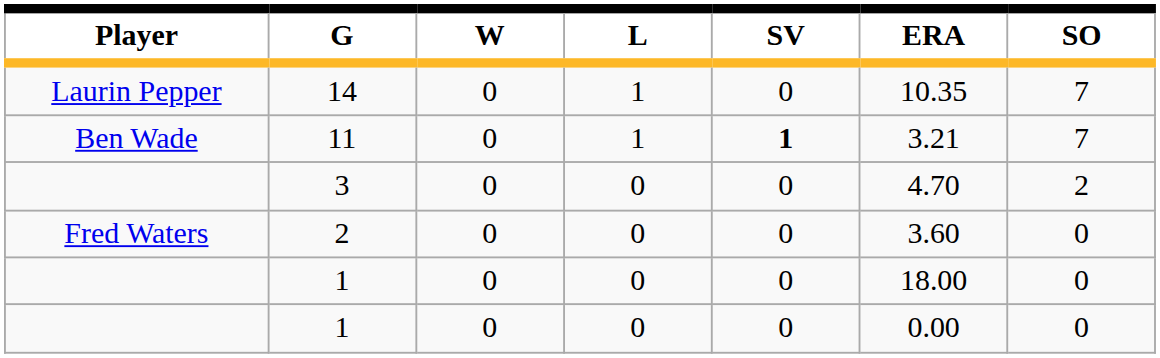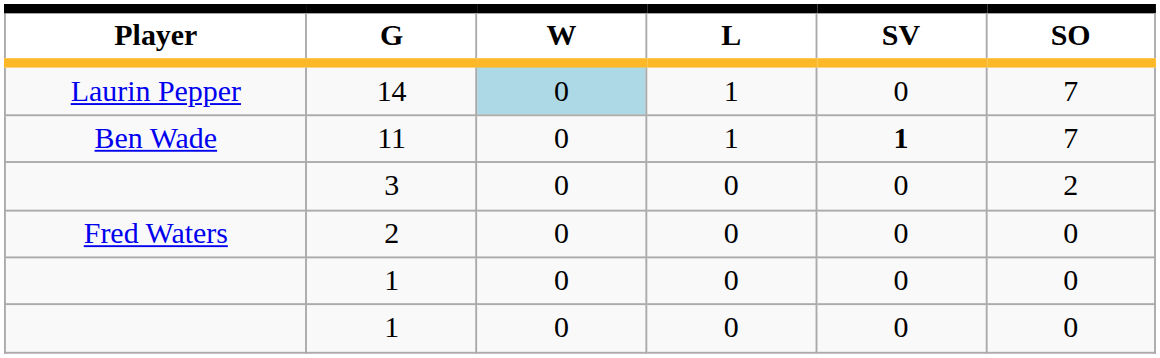- column: (934, 35)
(490, 90) no background -> (561, 90) lightblue background
